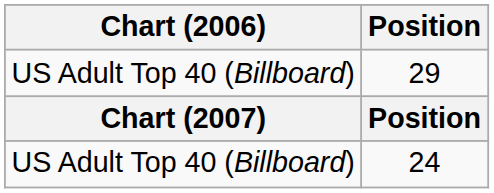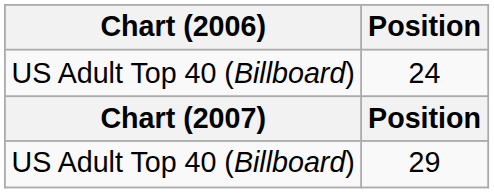rows swapped: (425, 72) <-> (425, 163)
